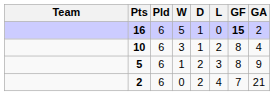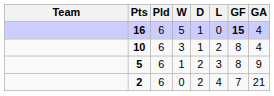(259, 30) 2 -> (259, 30) 4
